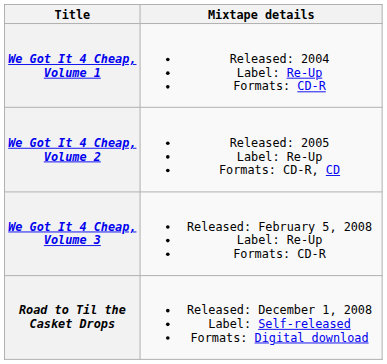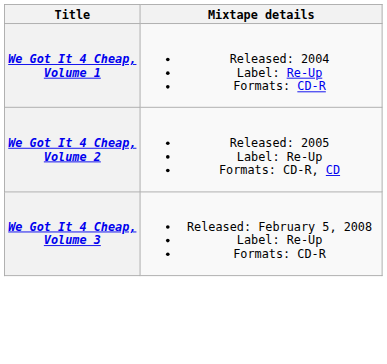- row: (72, 317)
